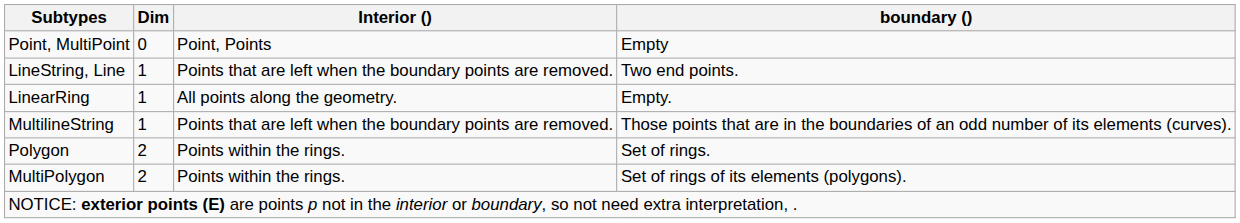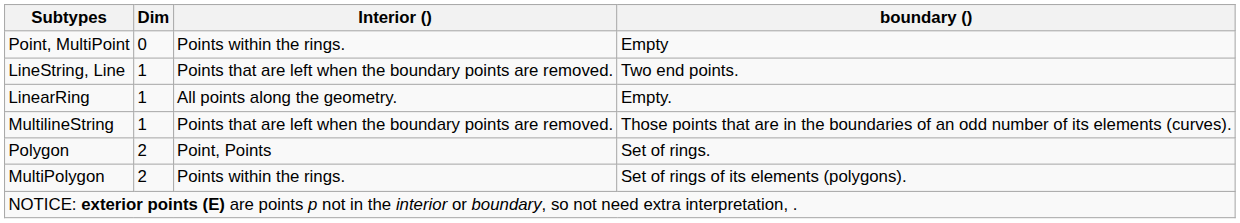(224, 44) Point, Points -> (261, 44) Points within the rings.
(261, 151) Points within the rings. -> (224, 151) Point, Points
